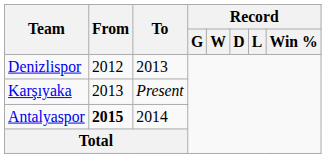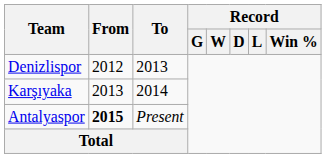(160, 91) Present -> (152, 91) 2014
(152, 116) 2014 -> (160, 116) Present
